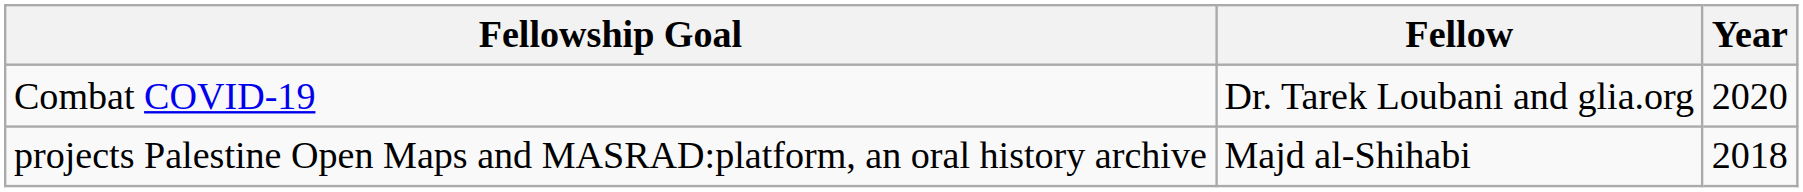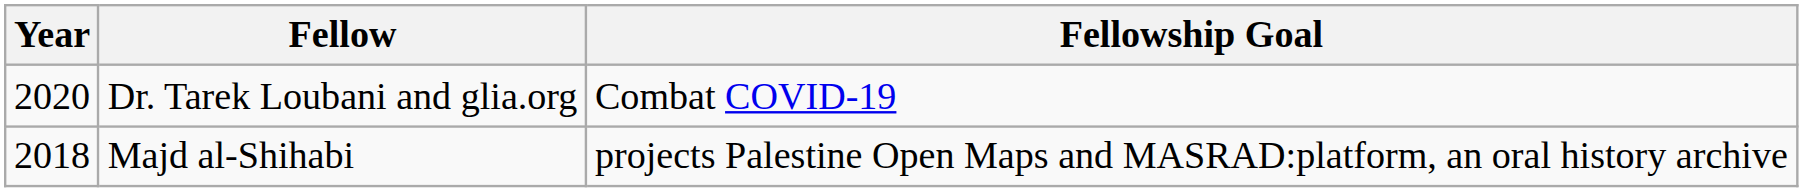columns swapped: (1750, 34) <-> (610, 34)
